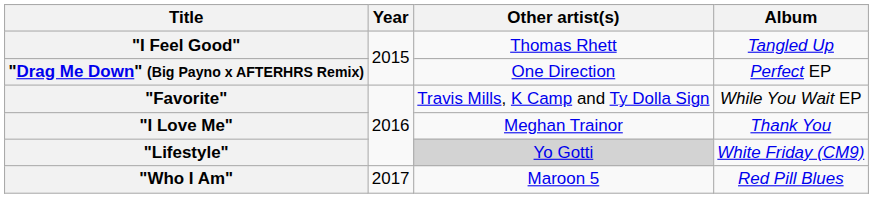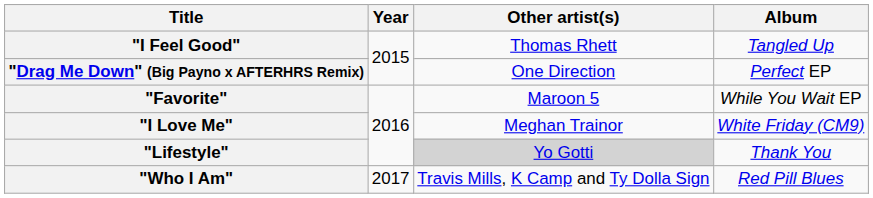(563, 98) Travis Mills, K Camp and Ty Dolla Sign -> (563, 98) Maroon 5
(791, 125) Thank You -> (791, 125) White Friday (CM9)
(791, 152) White Friday (CM9) -> (791, 152) Thank You
(563, 179) Maroon 5 -> (563, 179) Travis Mills, K Camp and Ty Dolla Sign
